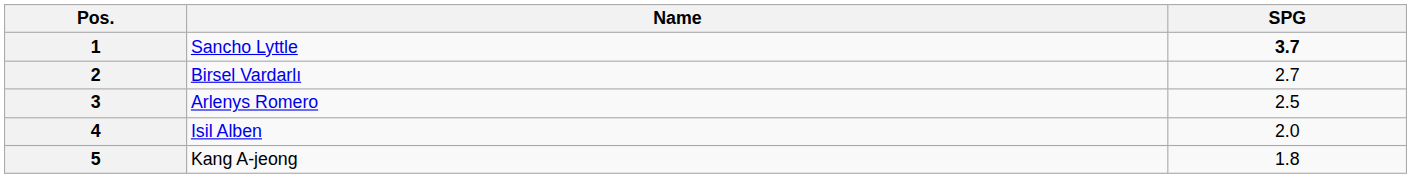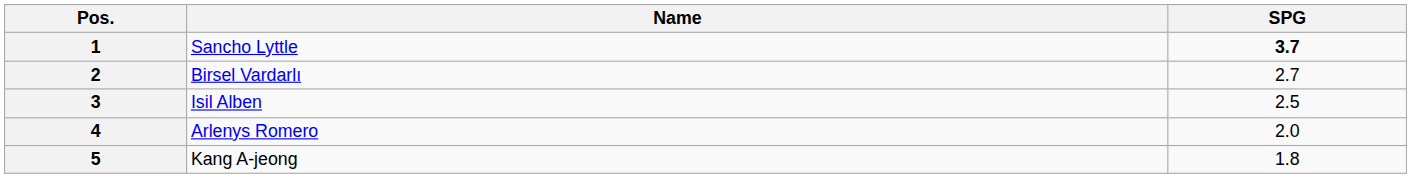(255, 103) Arlenys Romero -> (226, 103) Isil Alben
(226, 131) Isil Alben -> (255, 131) Arlenys Romero
